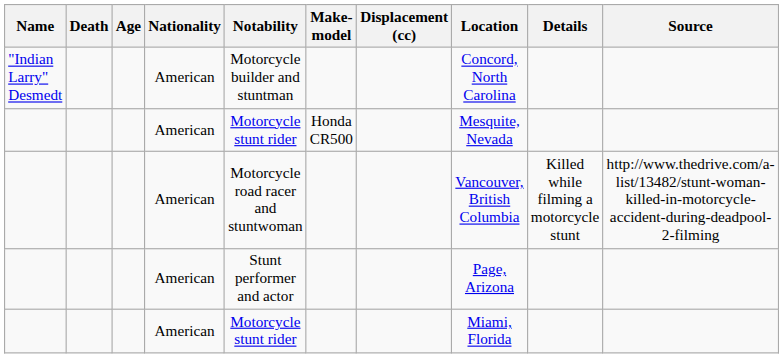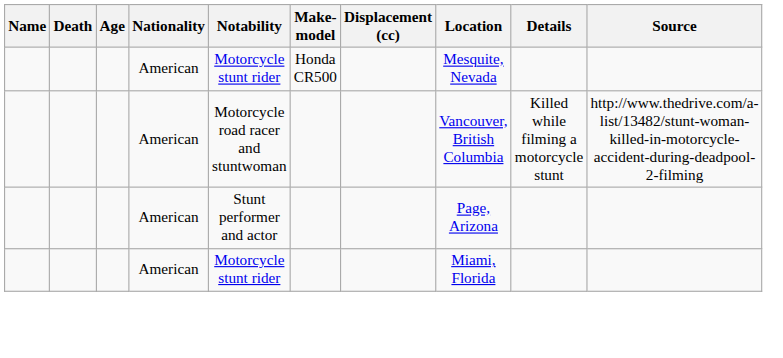- row: (35, 77)
